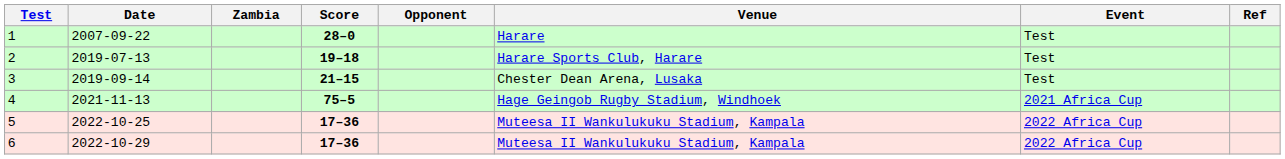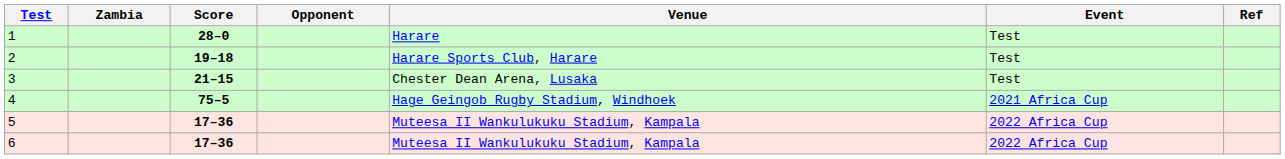- column: (140, 15)
